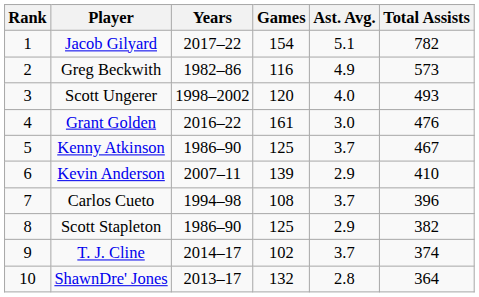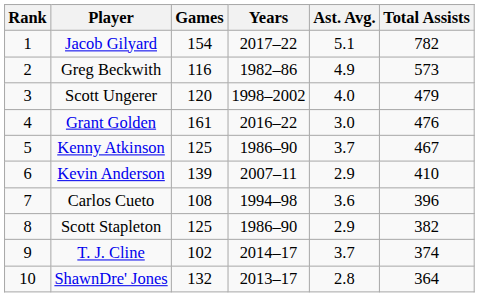columns swapped: (212, 17) <-> (281, 17)
(427, 95) 493 -> (427, 95) 479
(344, 200) 3.7 -> (344, 200) 3.6
